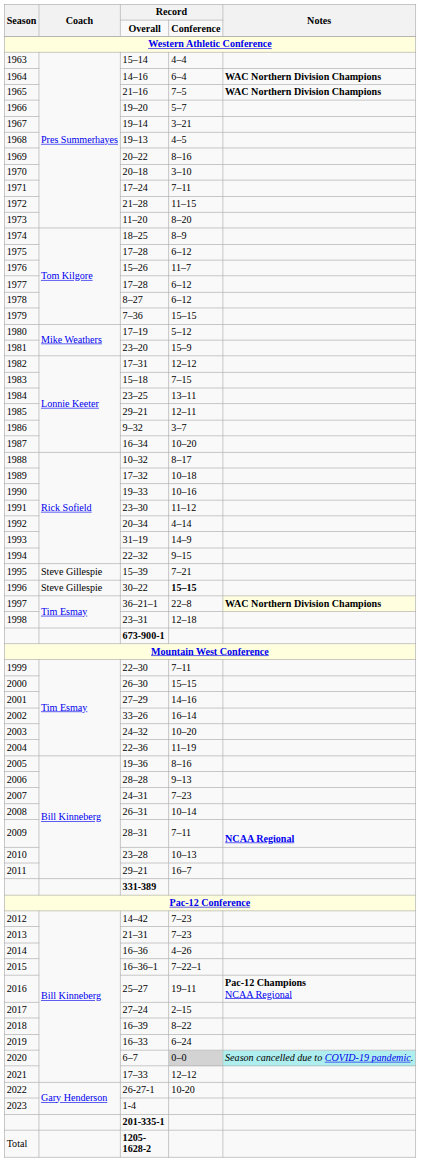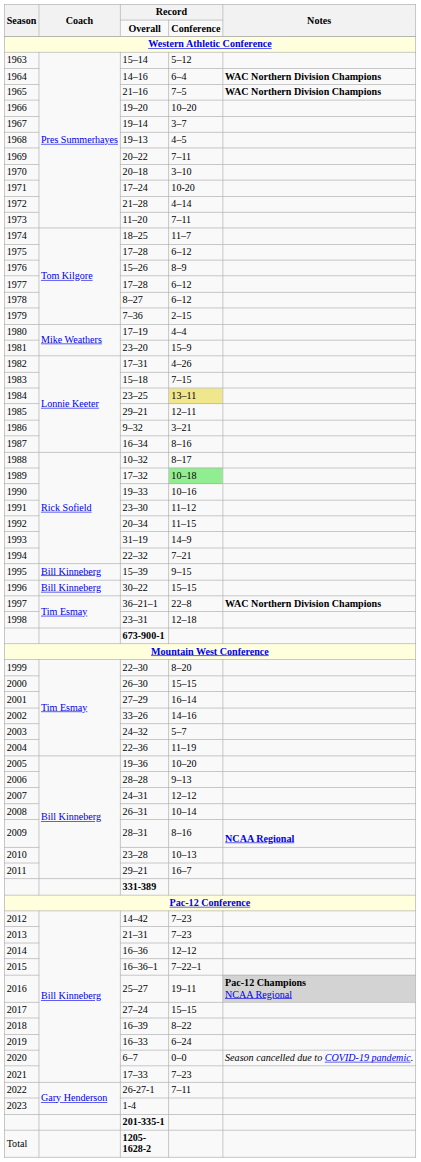(179, 60) 4–4 -> (181, 60) 5–12
(179, 108) 5–7 -> (184, 108) 10–20
(181, 124) 3–21 -> (179, 124) 3–7
(181, 156) 8–16 -> (181, 156) 7–11
(181, 188) 7–11 -> (183, 188) 10-20
(184, 204) 11–15 -> (181, 204) 4–14
(181, 220) 8–20 -> (181, 220) 7–11
(179, 236) 8–9 -> (181, 236) 11–7
(181, 268) 11–7 -> (179, 268) 8–9
(184, 316) 15–15 -> (181, 316) 2–15
(181, 332) 5–12 -> (179, 332) 4–4
(184, 364) 12–12 -> (181, 364) 4–26
(184, 396) no background -> (184, 396) khaki background
(179, 428) 3–7 -> (181, 428) 3–21
(184, 444) 10–20 -> (181, 444) 8–16
(184, 476) no background -> (184, 476) lightgreen background
(181, 524) 4–14 -> (184, 524) 11–15
(181, 556) 9–15 -> (181, 556) 7–21
(72, 572) Steve Gillespie -> (71, 572) Bill Kinneberg
(181, 572) 7–21 -> (181, 572) 9–15
(72, 587) Steve Gillespie -> (71, 587) Bill Kinneberg
(184, 587) bold -> (184, 587) normal
(303, 603) lightyellow background -> (303, 603) no background
(181, 667) 7–11 -> (181, 667) 8–20
(184, 699) 14–16 -> (184, 699) 16–14
(184, 715) 16–14 -> (184, 715) 14–16
(184, 731) 10–20 -> (179, 731) 5–7
(181, 763) 8–16 -> (184, 763) 10–20
(181, 795) 7–23 -> (184, 795) 12–12
(181, 833) 7–11 -> (181, 833) 8–16
(181, 951) 4–26 -> (184, 951) 12–12
(266, 988) no background -> (266, 988) lightgrey background
(181, 1010) 2–15 -> (184, 1010) 15–15
(179, 1058) lightgrey background -> (179, 1058) no background
(319, 1058) paleturquoise background -> (319, 1058) no background
(184, 1074) 12–12 -> (181, 1074) 7–23
(183, 1090) 10-20 -> (181, 1090) 7–11
